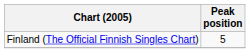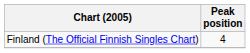(223, 39) 5 -> (223, 39) 4
